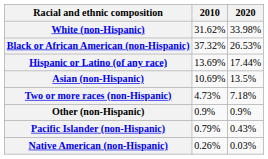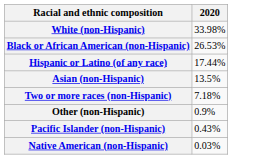- column: (210, 13)
